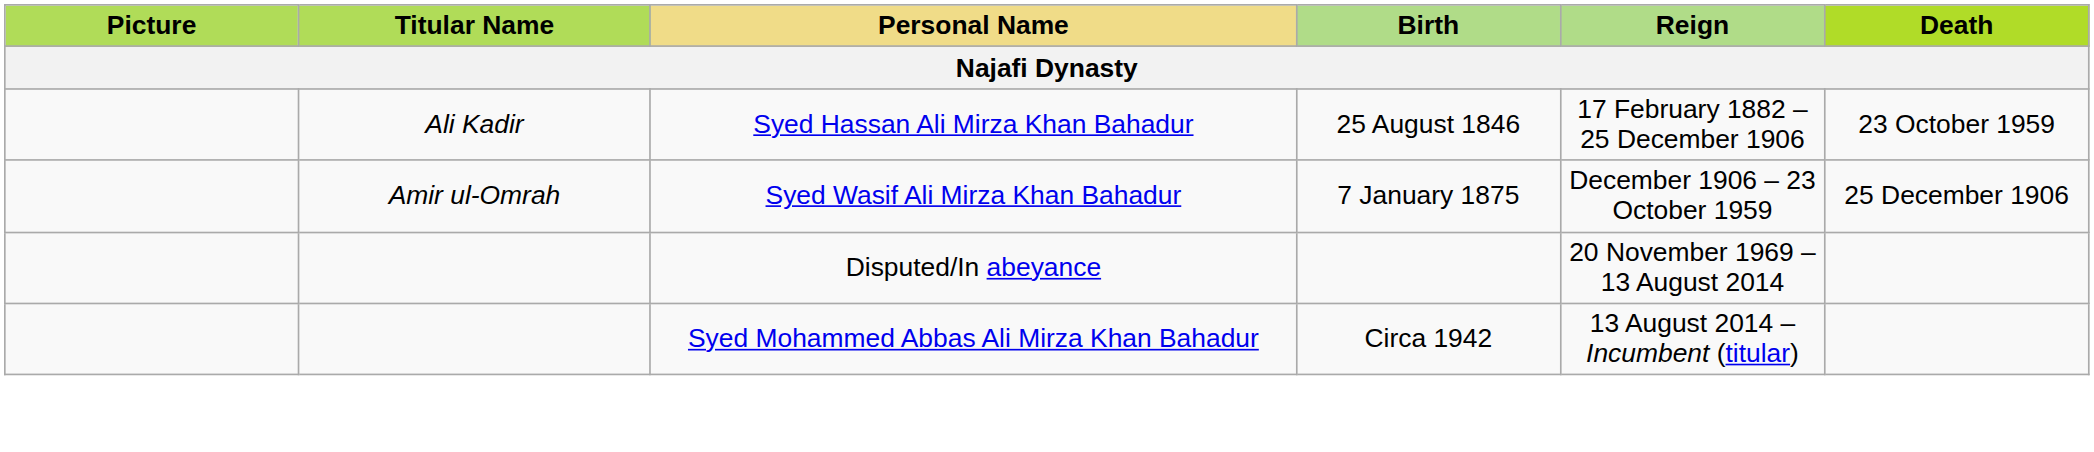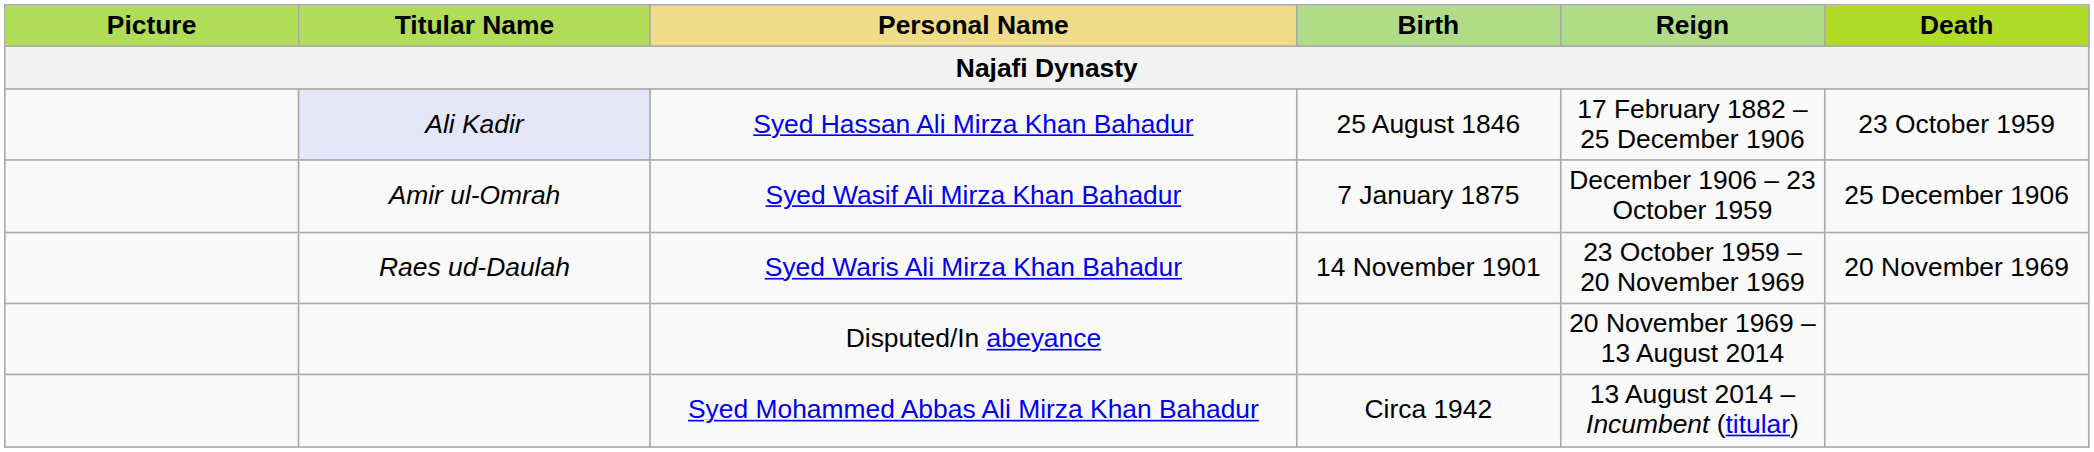(474, 124) no background -> (474, 124) lavender background
+ row: (973, 267)
